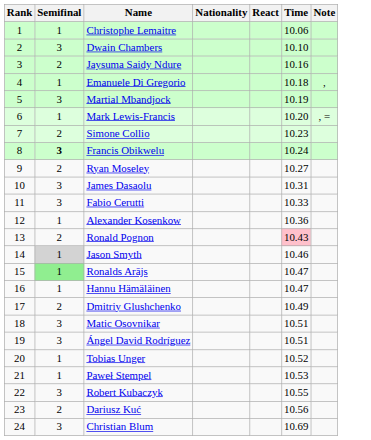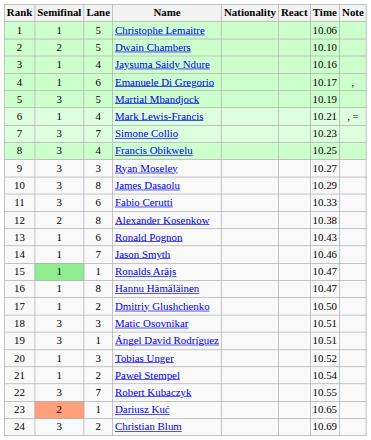+ column: (98, 13)
(59, 47) 3 -> (59, 47) 2
(59, 64) 2 -> (59, 64) 1
(296, 82) 10.18 -> (325, 82) 10.17
(296, 116) 10.20 -> (325, 116) 10.21
(59, 133) 2 -> (59, 133) 3
(59, 151) bold -> (59, 151) normal
(296, 151) 10.24 -> (325, 151) 10.25
(59, 168) 2 -> (59, 168) 3
(296, 185) 10.31 -> (325, 185) 10.29
(59, 220) 1 -> (59, 220) 2
(296, 220) 10.36 -> (325, 220) 10.38
(59, 237) 2 -> (59, 237) 1
(296, 237) pink background -> (325, 237) no background
(59, 254) lightgrey background -> (59, 254) no background
(59, 306) 2 -> (59, 306) 1
(296, 306) 10.49 -> (325, 306) 10.50
(296, 375) 10.53 -> (325, 375) 10.54
(59, 409) no background -> (59, 409) lightsalmon background
(296, 409) 10.56 -> (325, 409) 10.65
